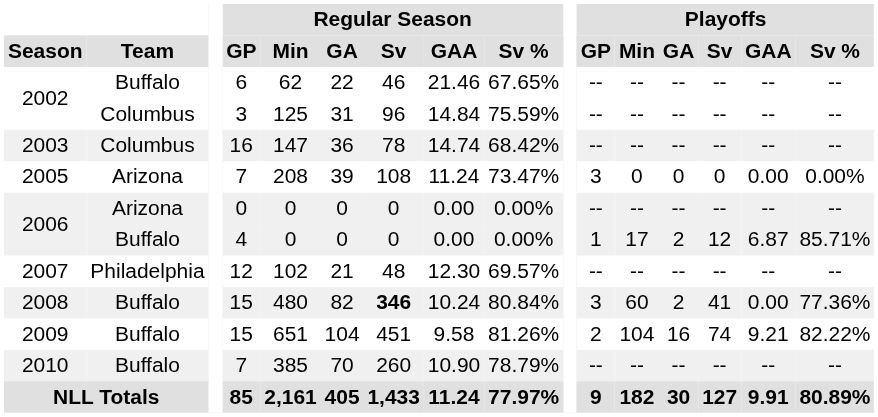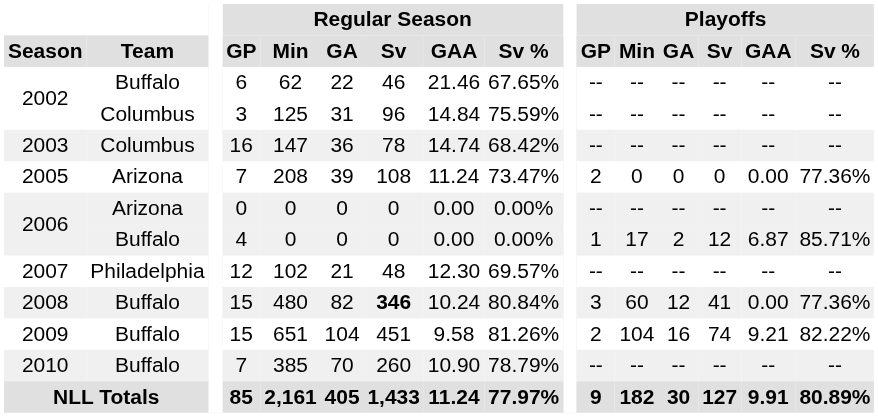(596, 176) 3 -> (596, 176) 2
(835, 176) 0.00% -> (835, 176) 77.36%
(679, 302) 2 -> (679, 302) 12
